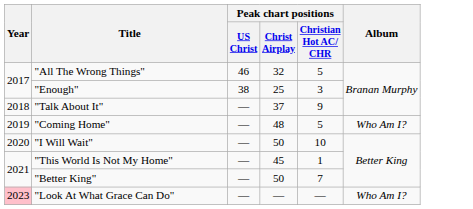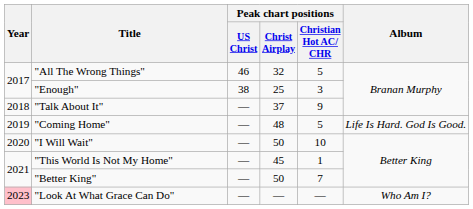(381, 124) Who Am I? -> (406, 124) Life Is Hard. God Is Good.
